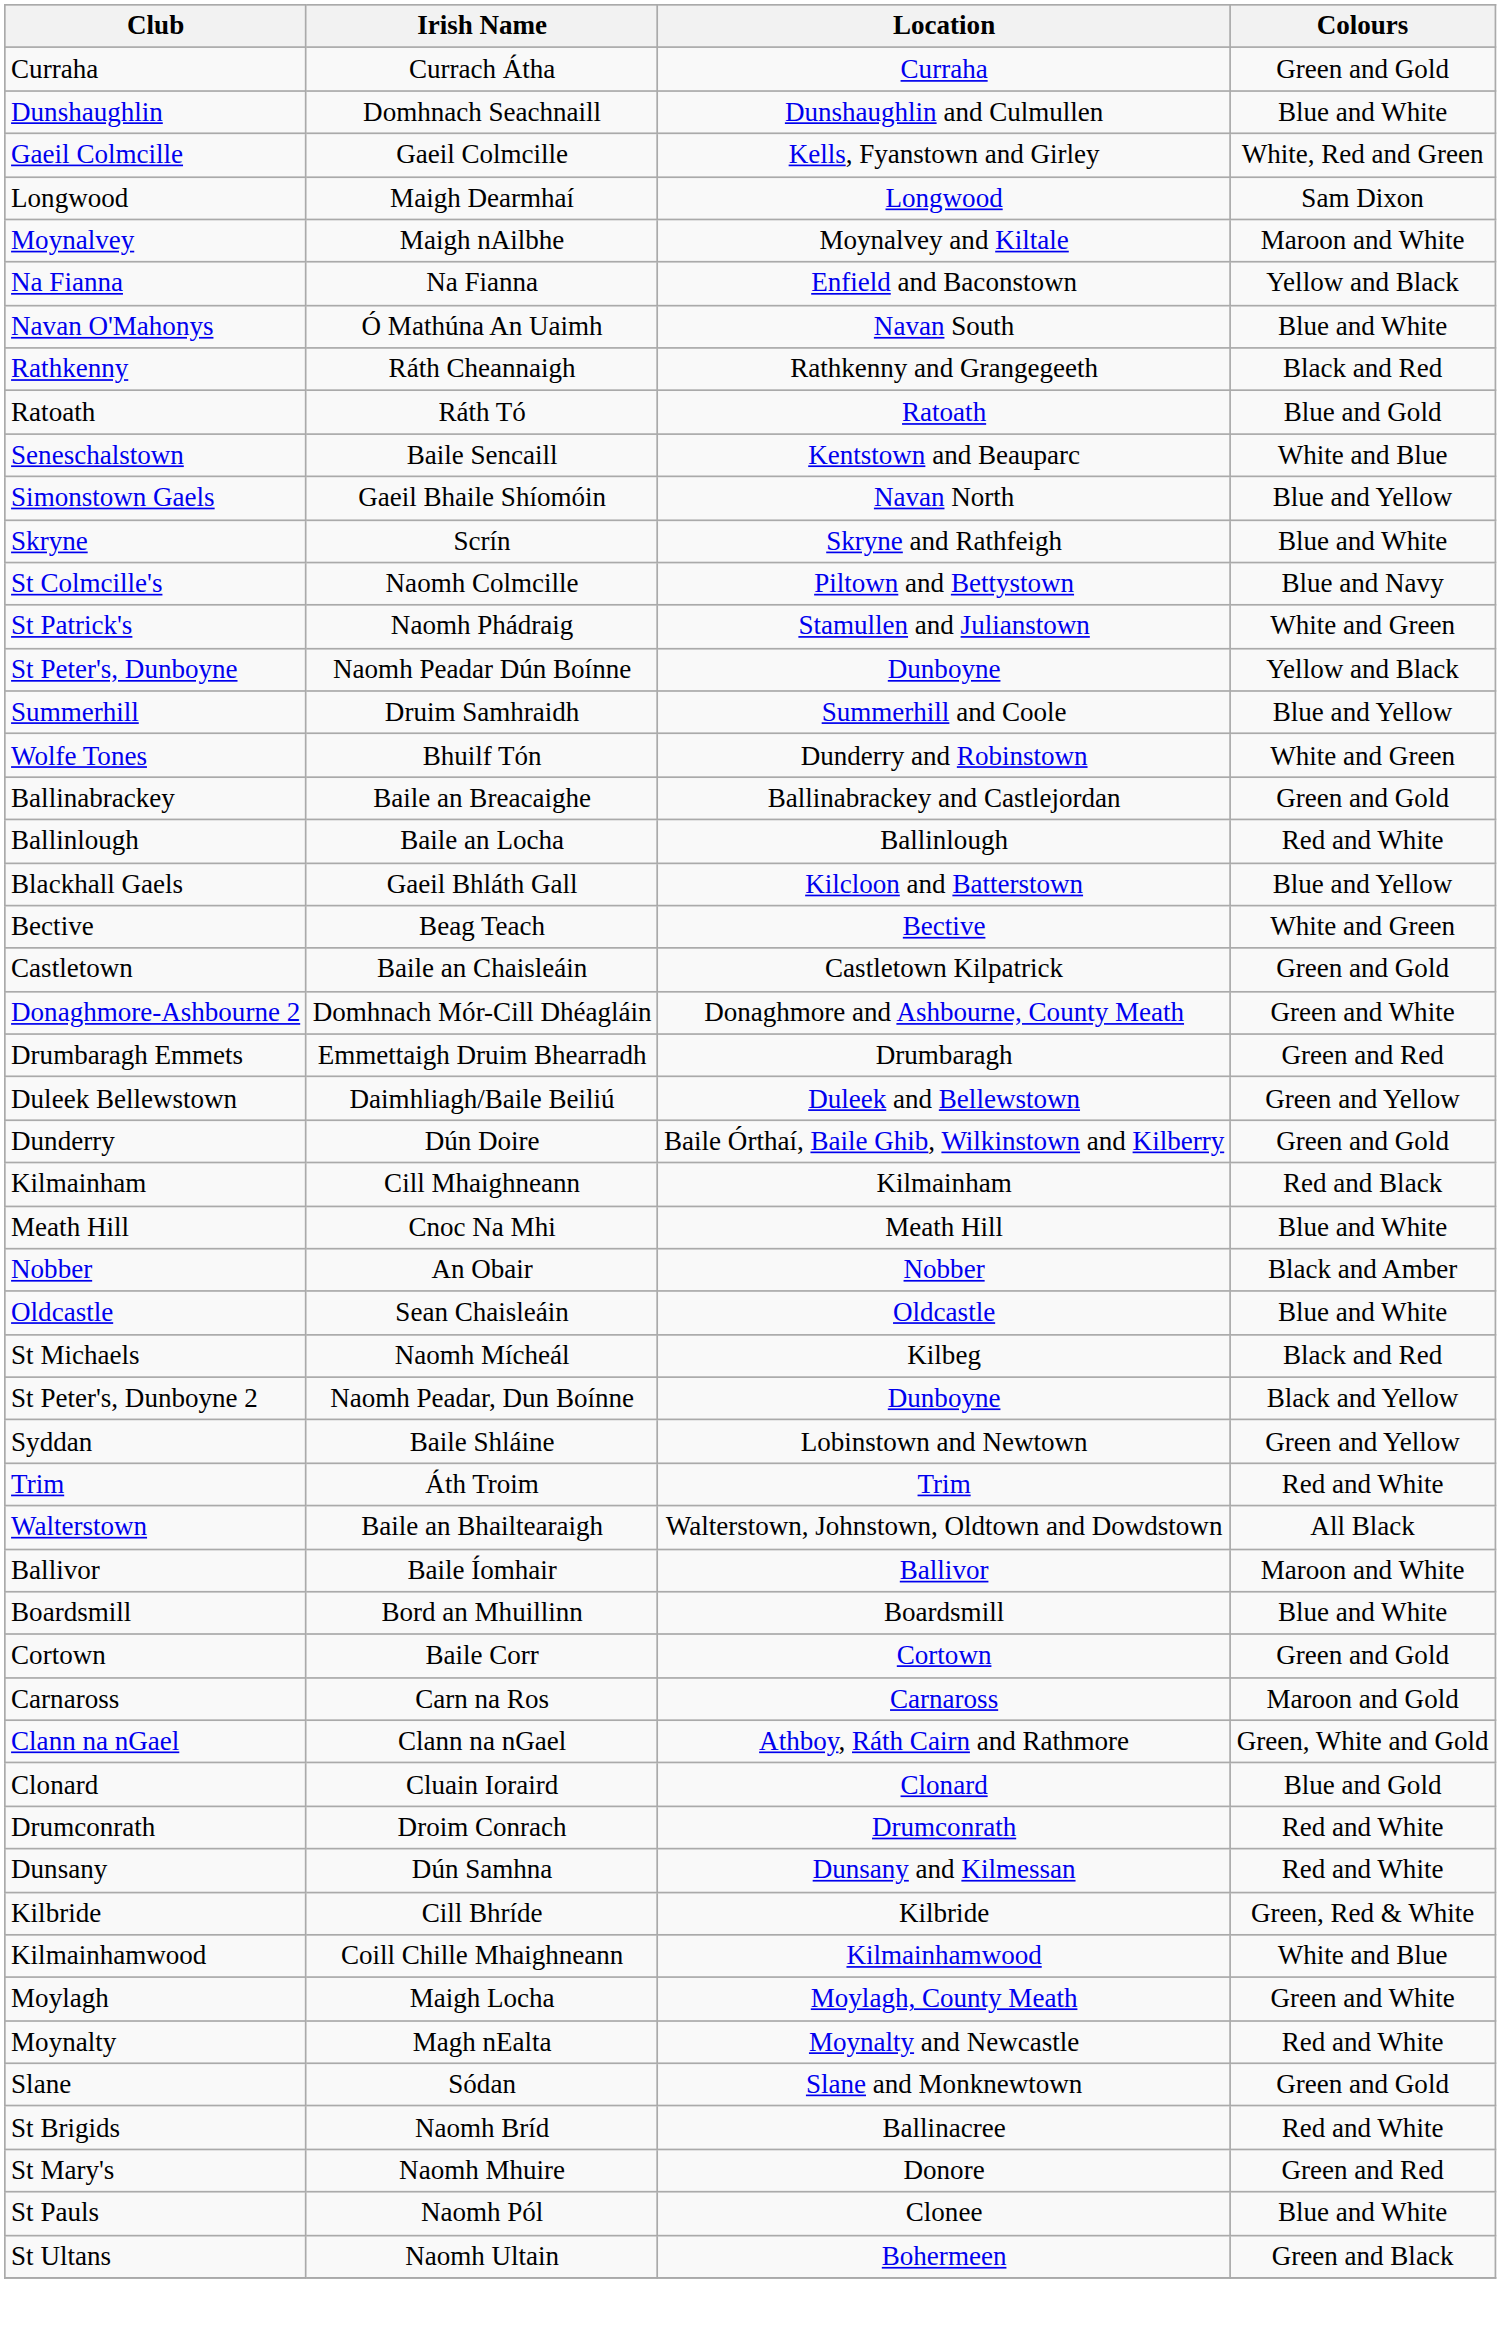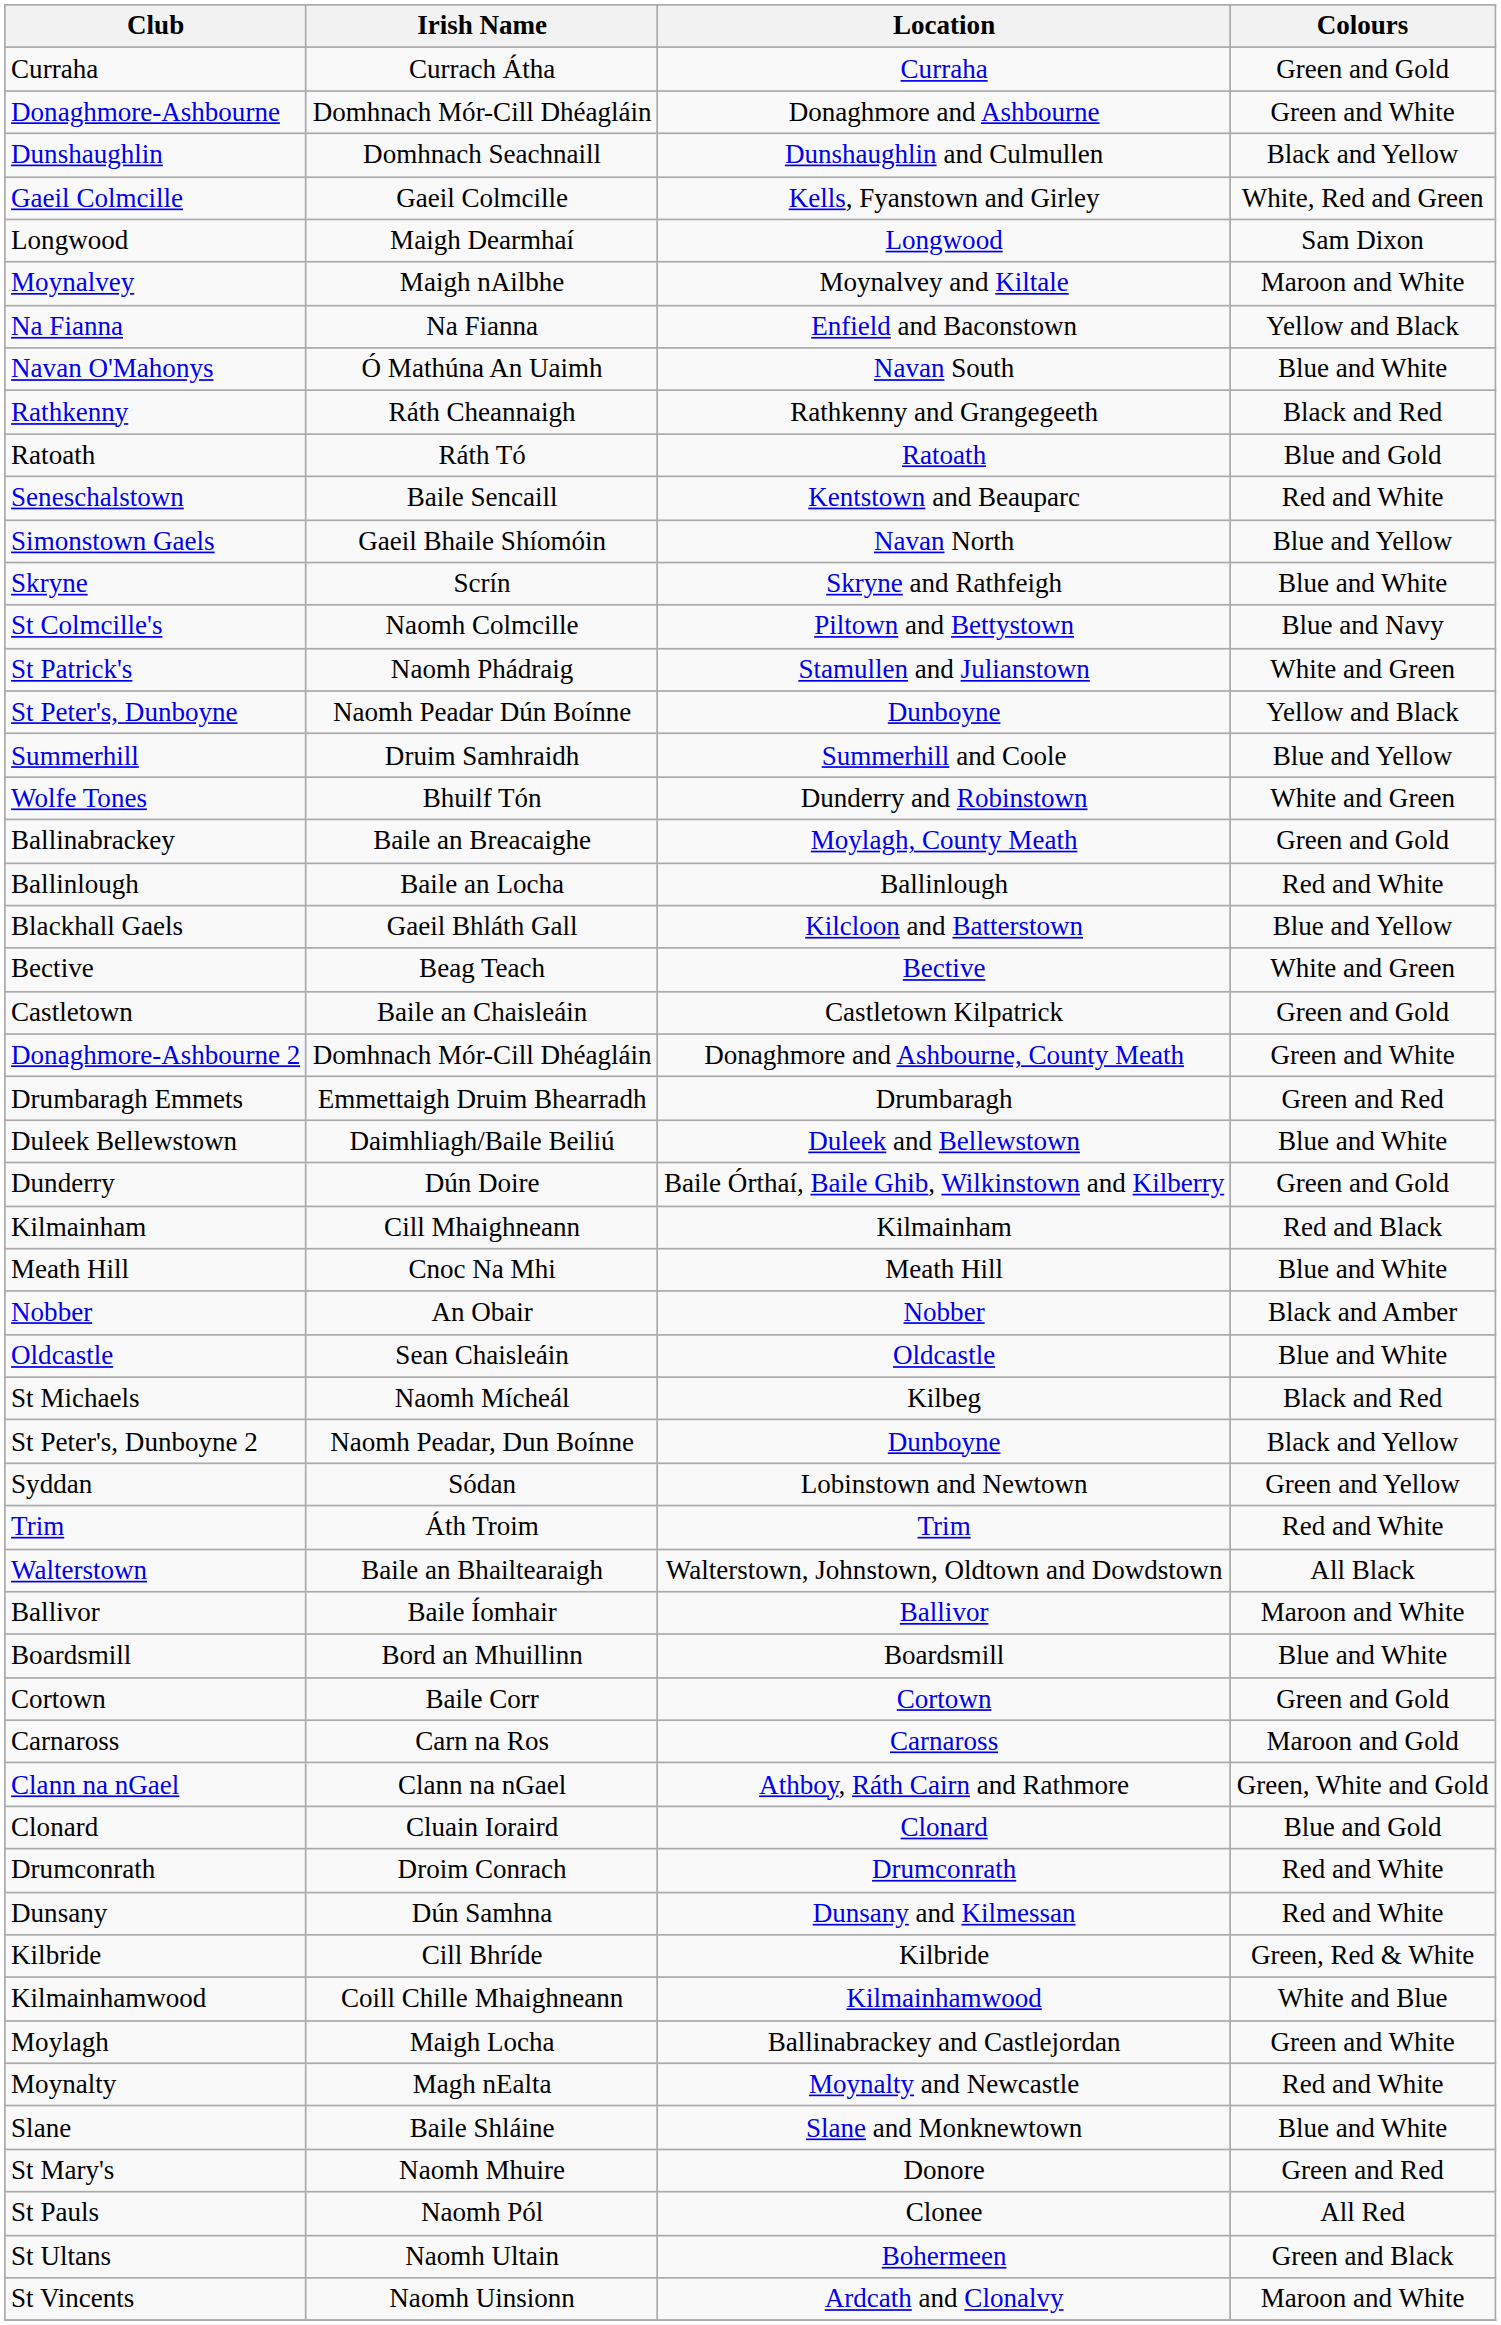+ row: (145, 111)
(1363, 111) Blue and White -> (1363, 154) Black and Yellow
(1363, 454) White and Blue -> (1363, 497) Red and White
(944, 797) Ballinabrackey and Castlejordan -> (944, 840) Moylagh, County Meath
(1363, 1098) Green and Yellow -> (1363, 1140) Blue and White
(482, 1441) Baile Shláine -> (482, 1483) Sódan
(944, 1998) Moylagh, County Meath -> (944, 2041) Ballinabrackey and Castlejordan
(482, 2084) Sódan -> (482, 2127) Baile Shláine
(1363, 2084) Green and Gold -> (1363, 2127) Blue and White
- row: (66, 2127)
(1363, 2213) Blue and White -> (1363, 2213) All Red
+ row: (73, 2298)
